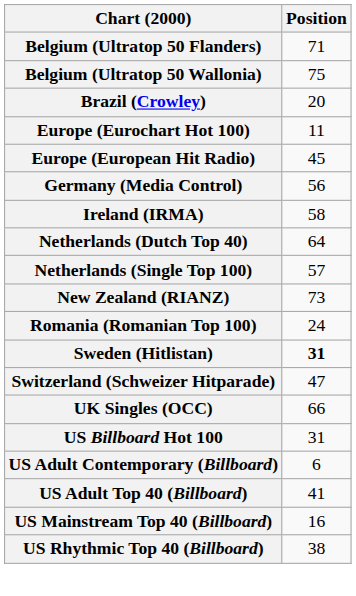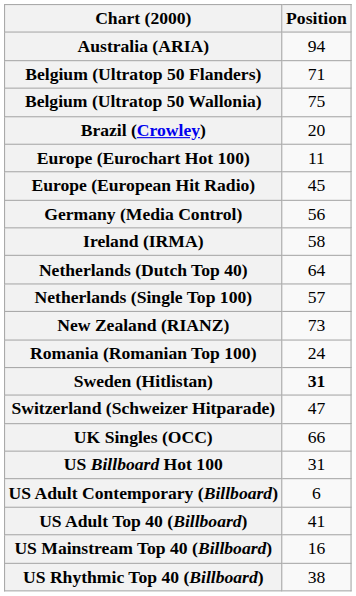+ row: (143, 46)
